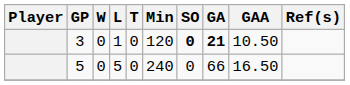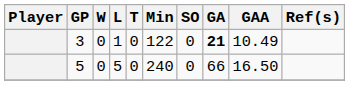(160, 42) 120 -> (160, 42) 122
(190, 42) bold -> (190, 42) normal
(255, 42) 10.50 -> (255, 42) 10.49
